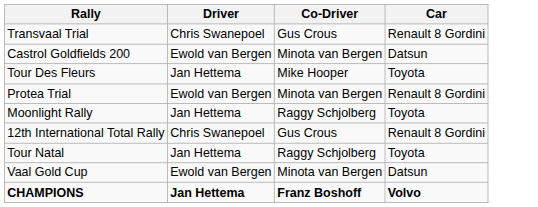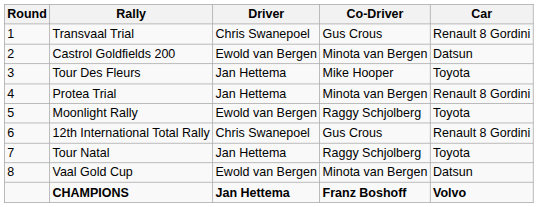+ column: (27, 14)
(221, 93) Ewold van Bergen -> (251, 93) Jan Hettema
(206, 113) Jan Hettema -> (266, 113) Ewold van Bergen
